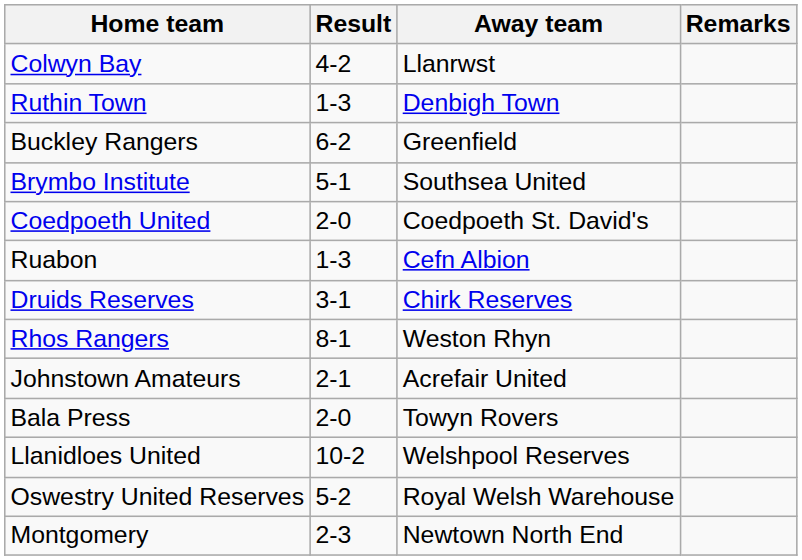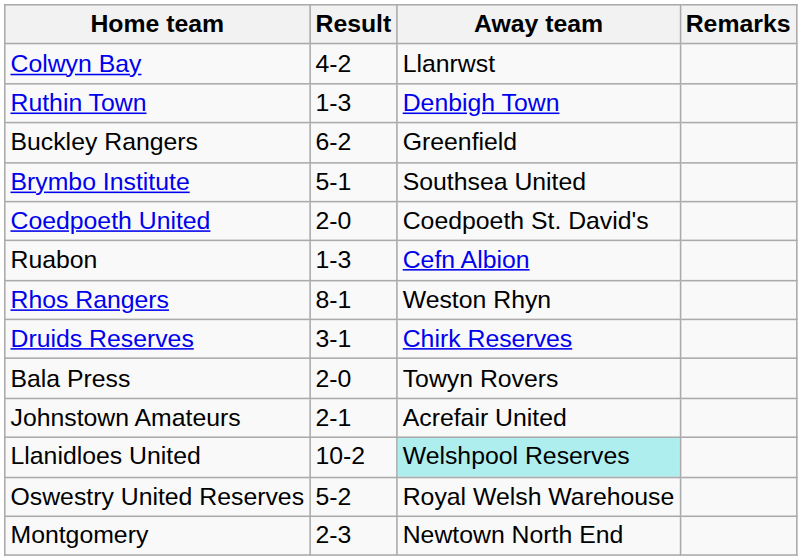rows swapped: (90, 338) <-> (102, 299)
rows swapped: (126, 378) <-> (70, 417)
(516, 456) no background -> (516, 456) paleturquoise background
